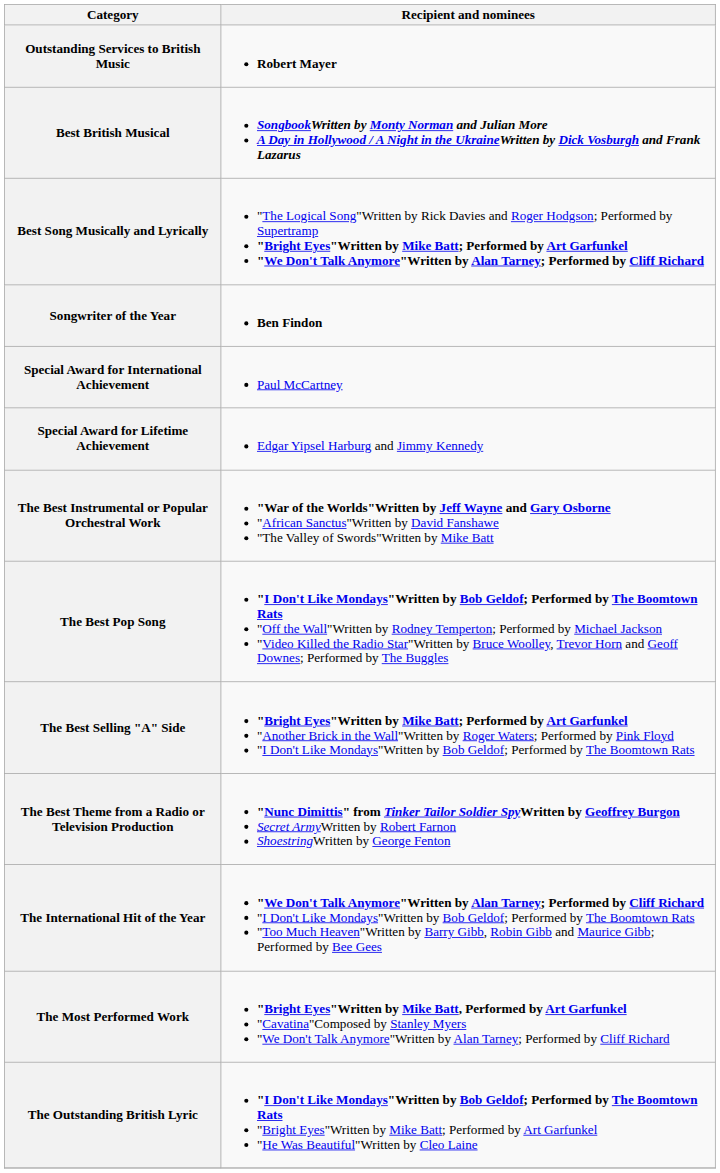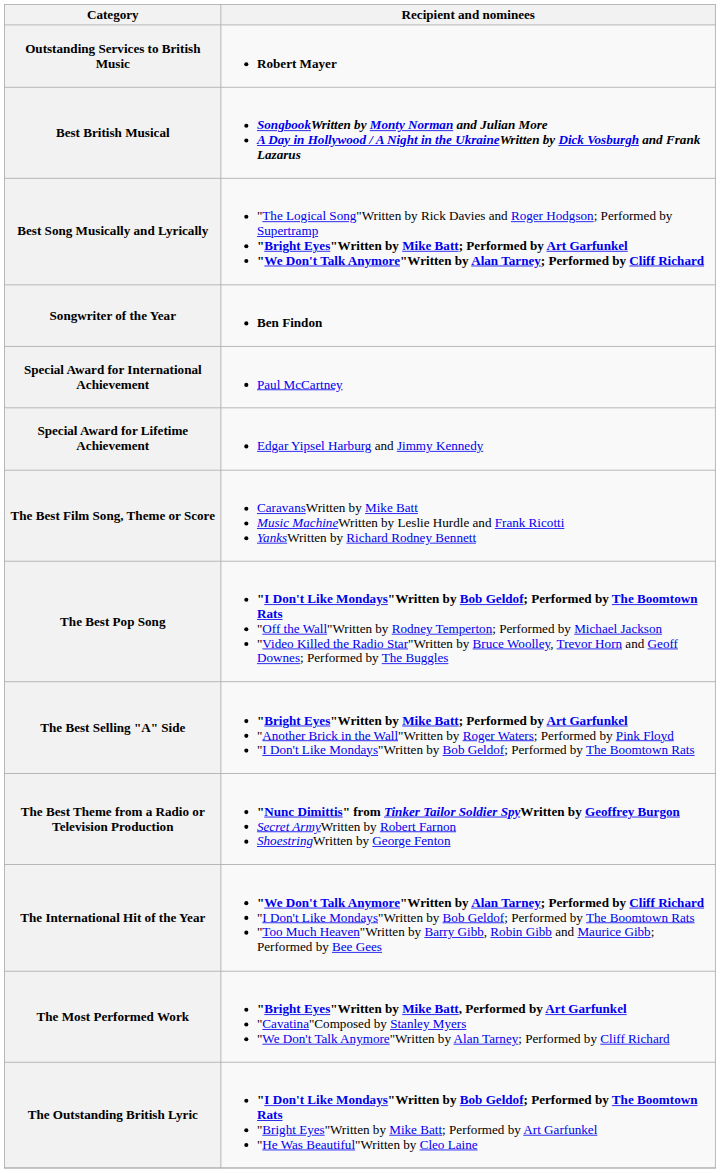+ row: (113, 515)
- row: (113, 515)
